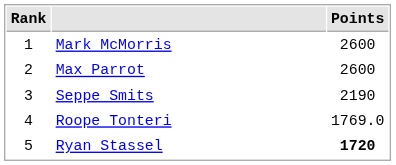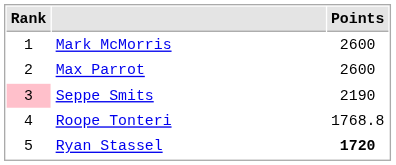(28, 96) no background -> (28, 96) pink background
(358, 121) 1769.0 -> (358, 121) 1768.8
